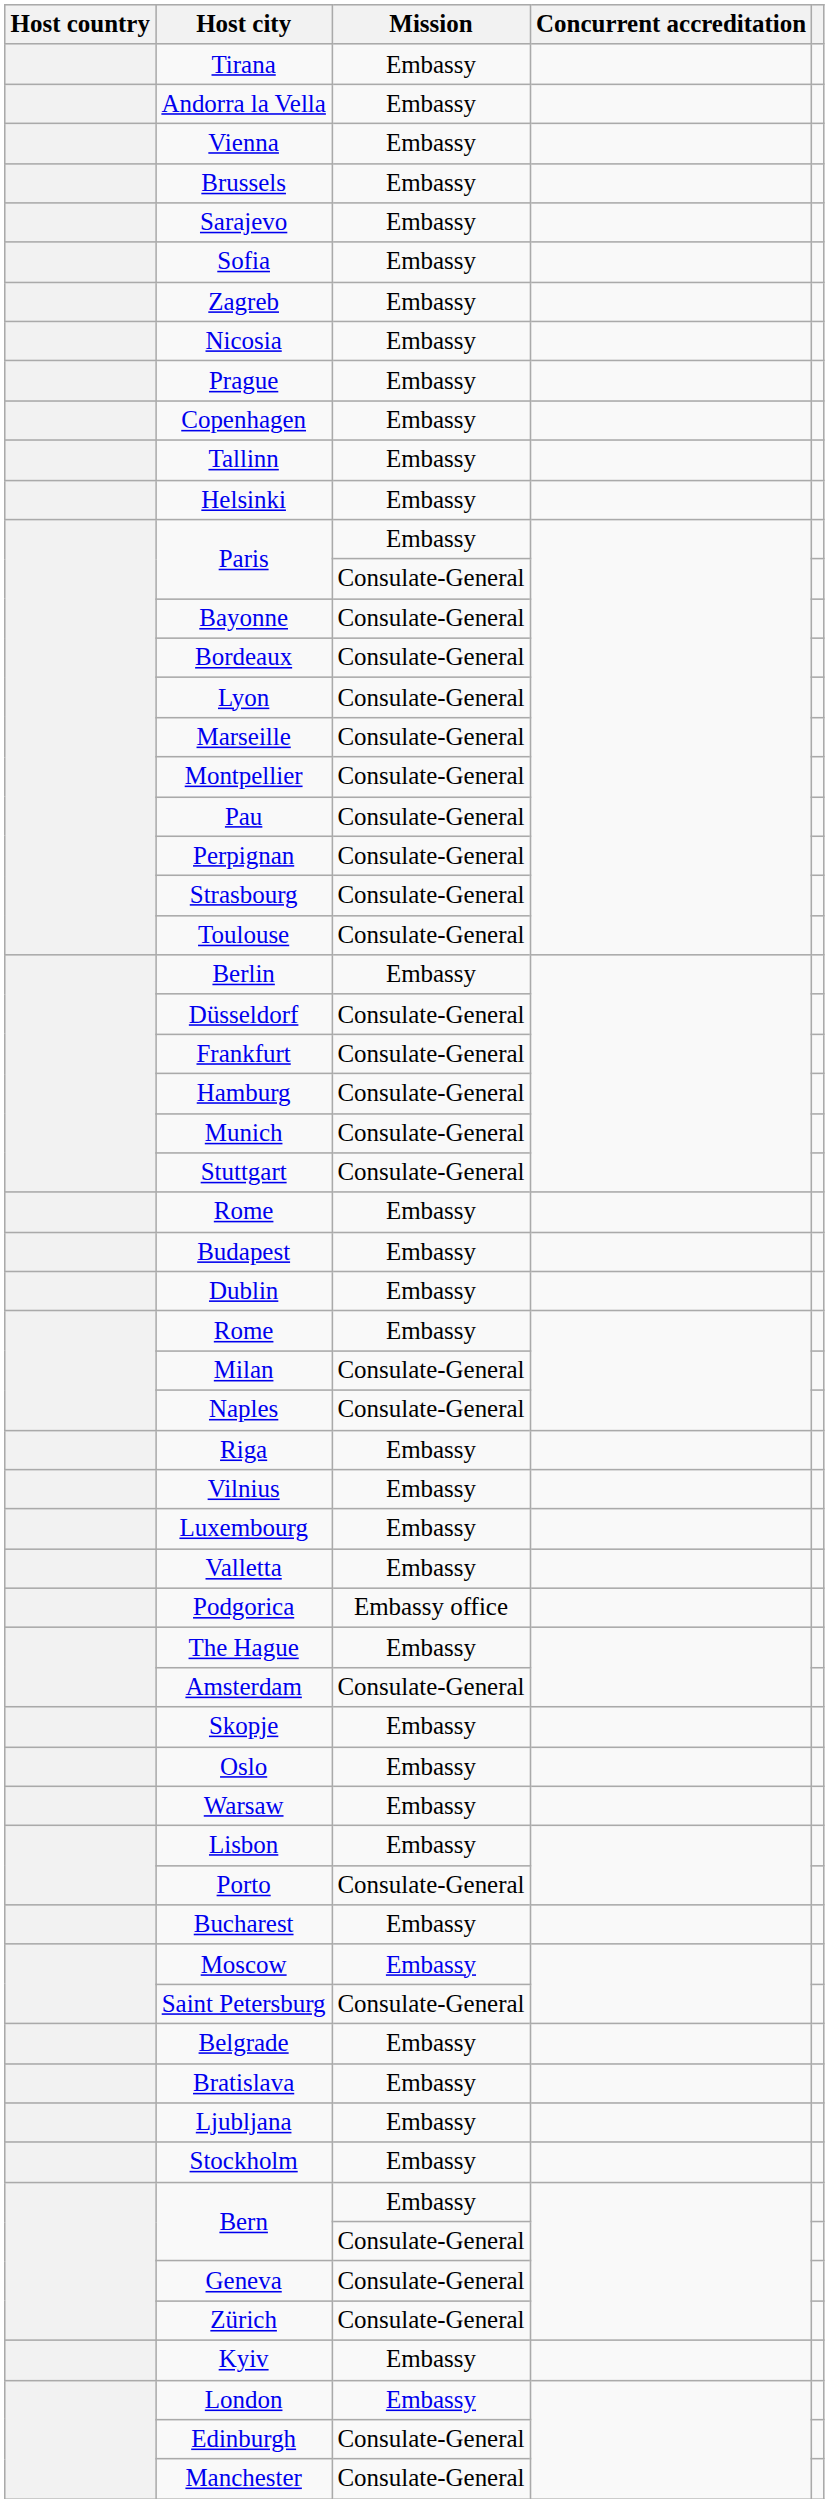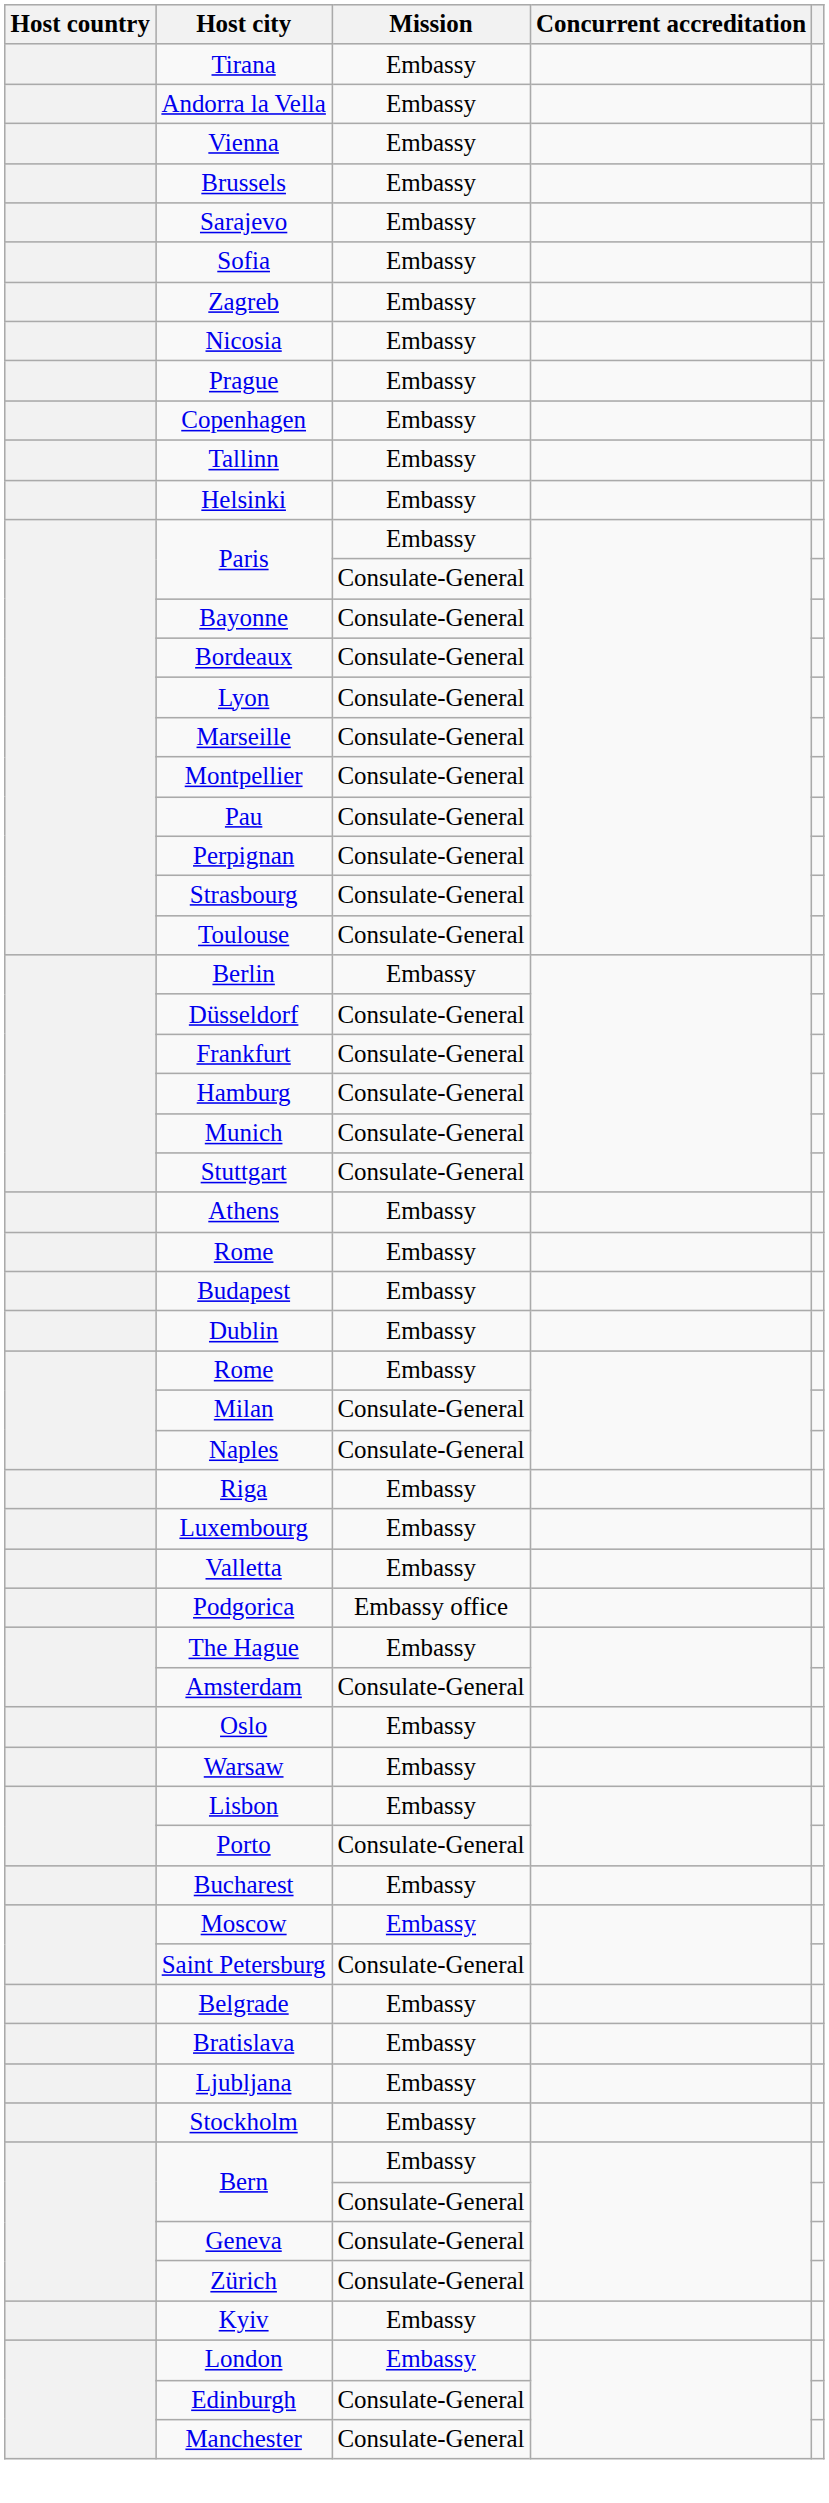+ row: (244, 1211)
- row: (244, 1488)
- row: (244, 1726)
